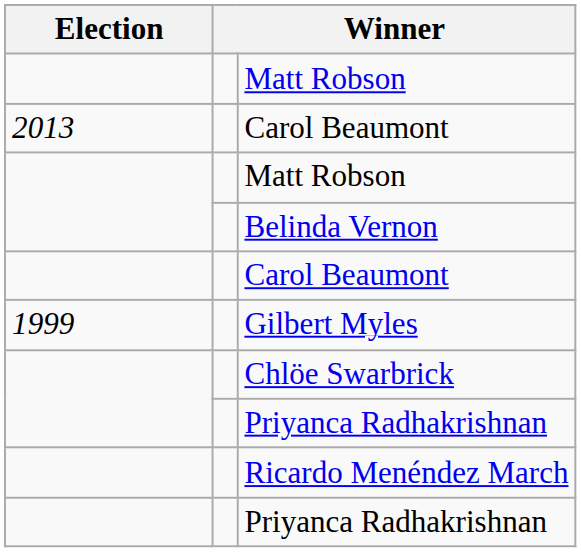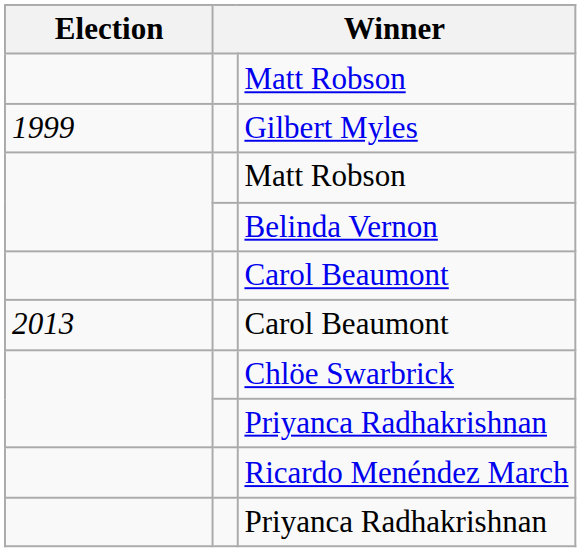rows swapped: (43, 324) <-> (43, 127)
